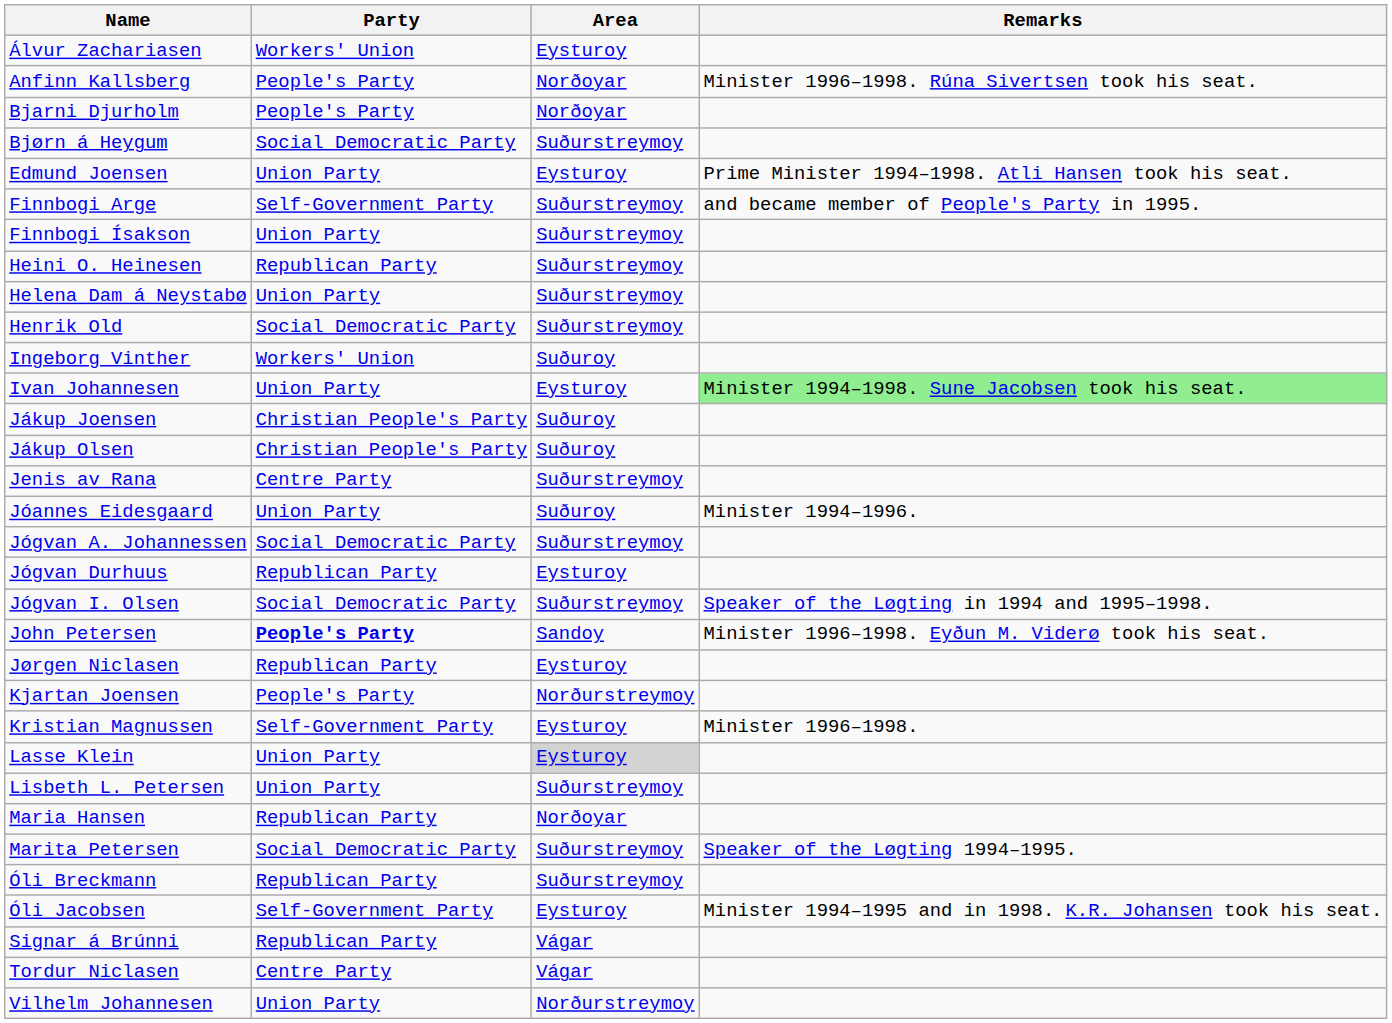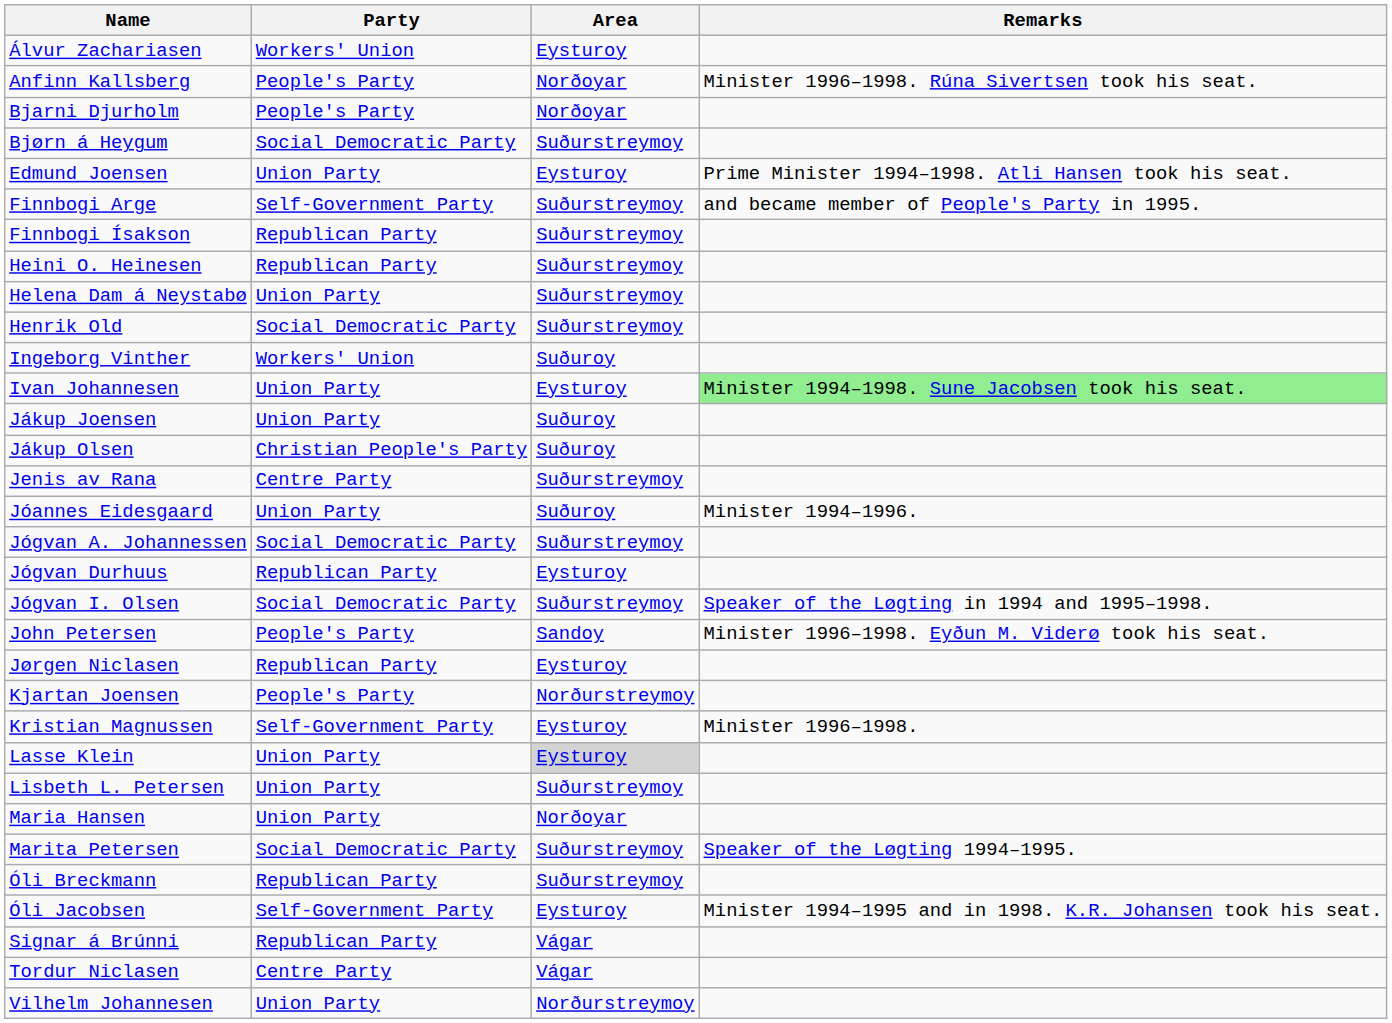(318, 235) Union Party -> (346, 235) Republican Party
(391, 419) Christian People's Party -> (318, 419) Union Party
(335, 635) bold -> (335, 635) normal
(346, 819) Republican Party -> (318, 819) Union Party
